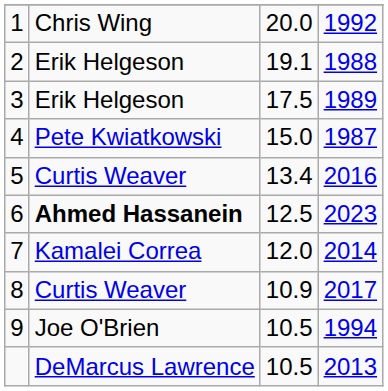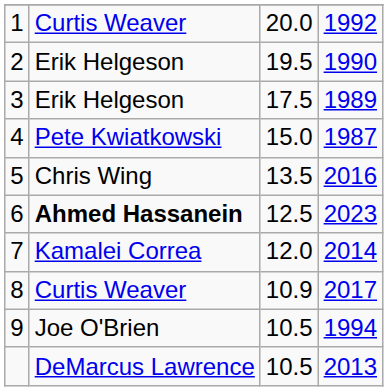(93, 23) Chris Wing -> (110, 23) Curtis Weaver
(289, 61) 19.1 -> (289, 61) 19.5
(350, 61) 1988 -> (350, 61) 1990
(110, 175) Curtis Weaver -> (93, 175) Chris Wing
(289, 175) 13.4 -> (289, 175) 13.5
